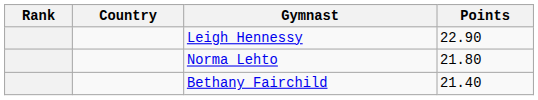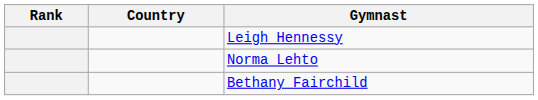- column: (485, 16)
